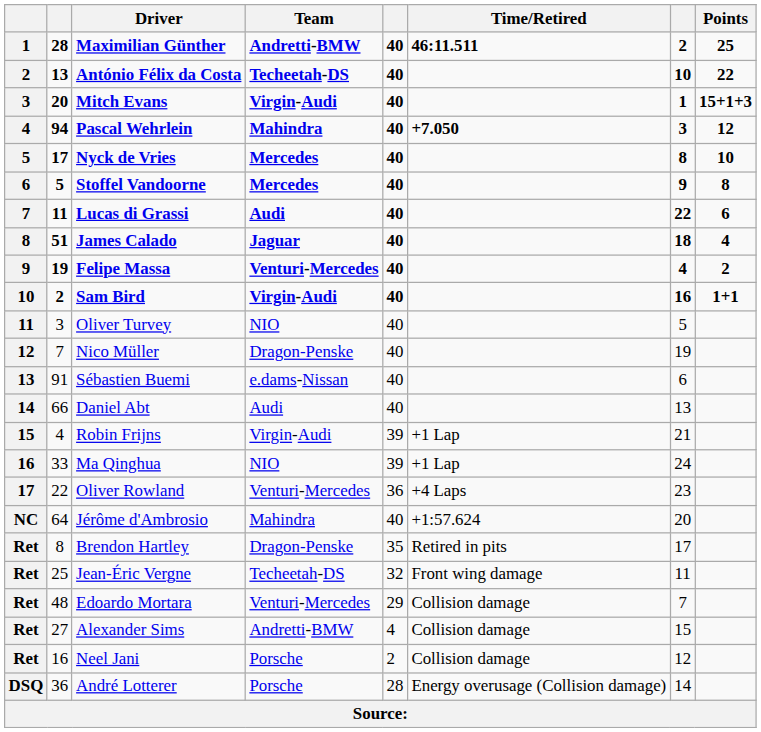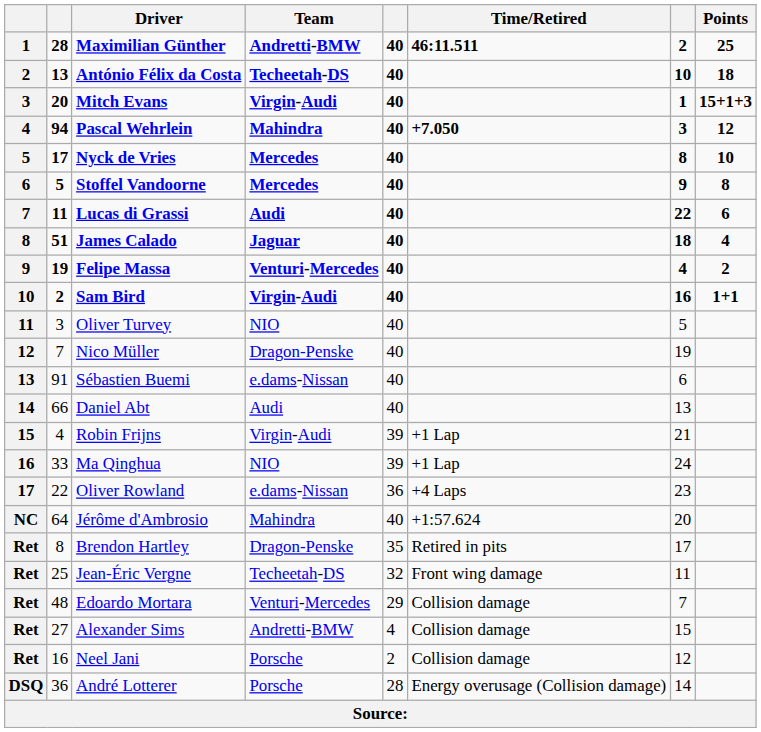(726, 73) 22 -> (726, 73) 18
(310, 490) Venturi-Mercedes -> (299, 490) e.dams-Nissan
